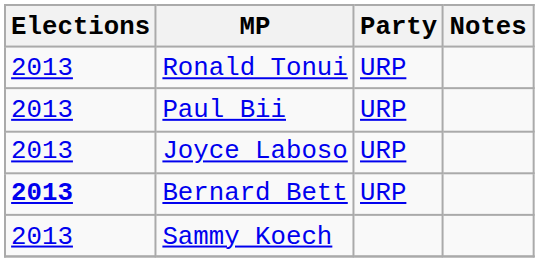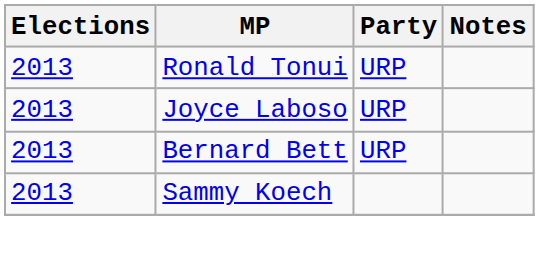- row: (224, 110)
(42, 194) bold -> (42, 152) normal
